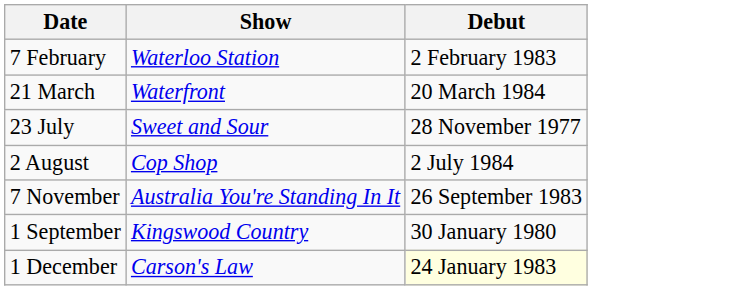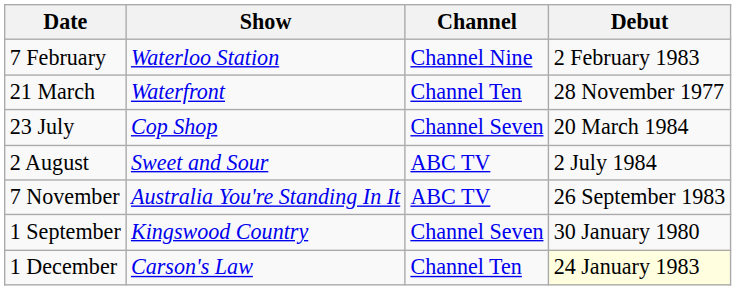+ column: (477, 22)
(478, 92) 20 March 1984 -> (639, 92) 28 November 1977
(200, 127) Sweet and Sour -> (174, 127) Cop Shop
(496, 127) 28 November 1977 -> (621, 127) 20 March 1984
(174, 162) Cop Shop -> (200, 162) Sweet and Sour
